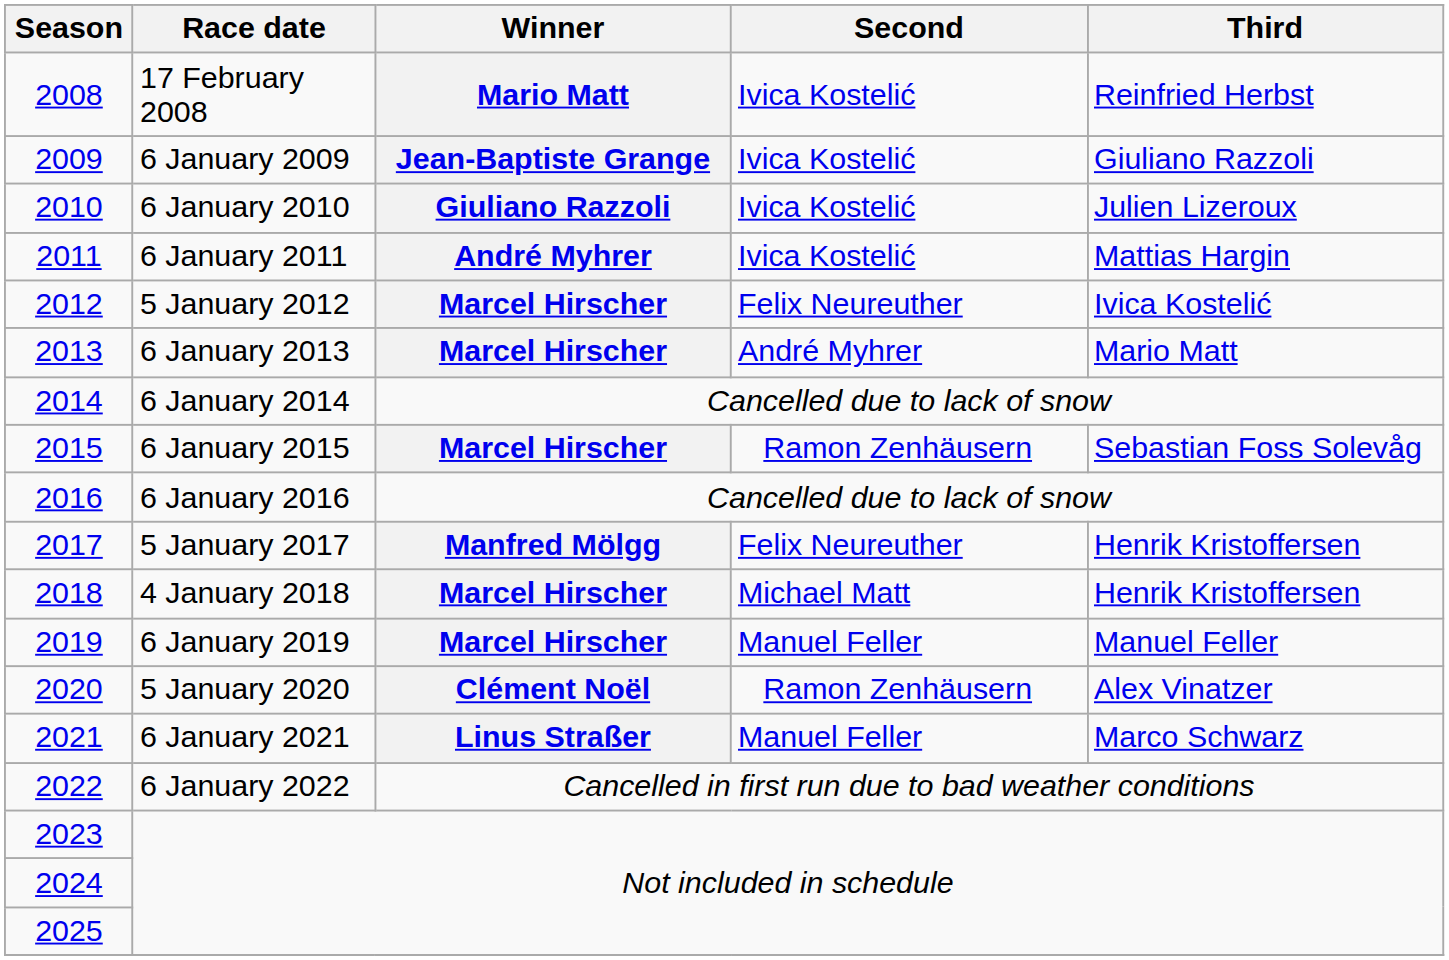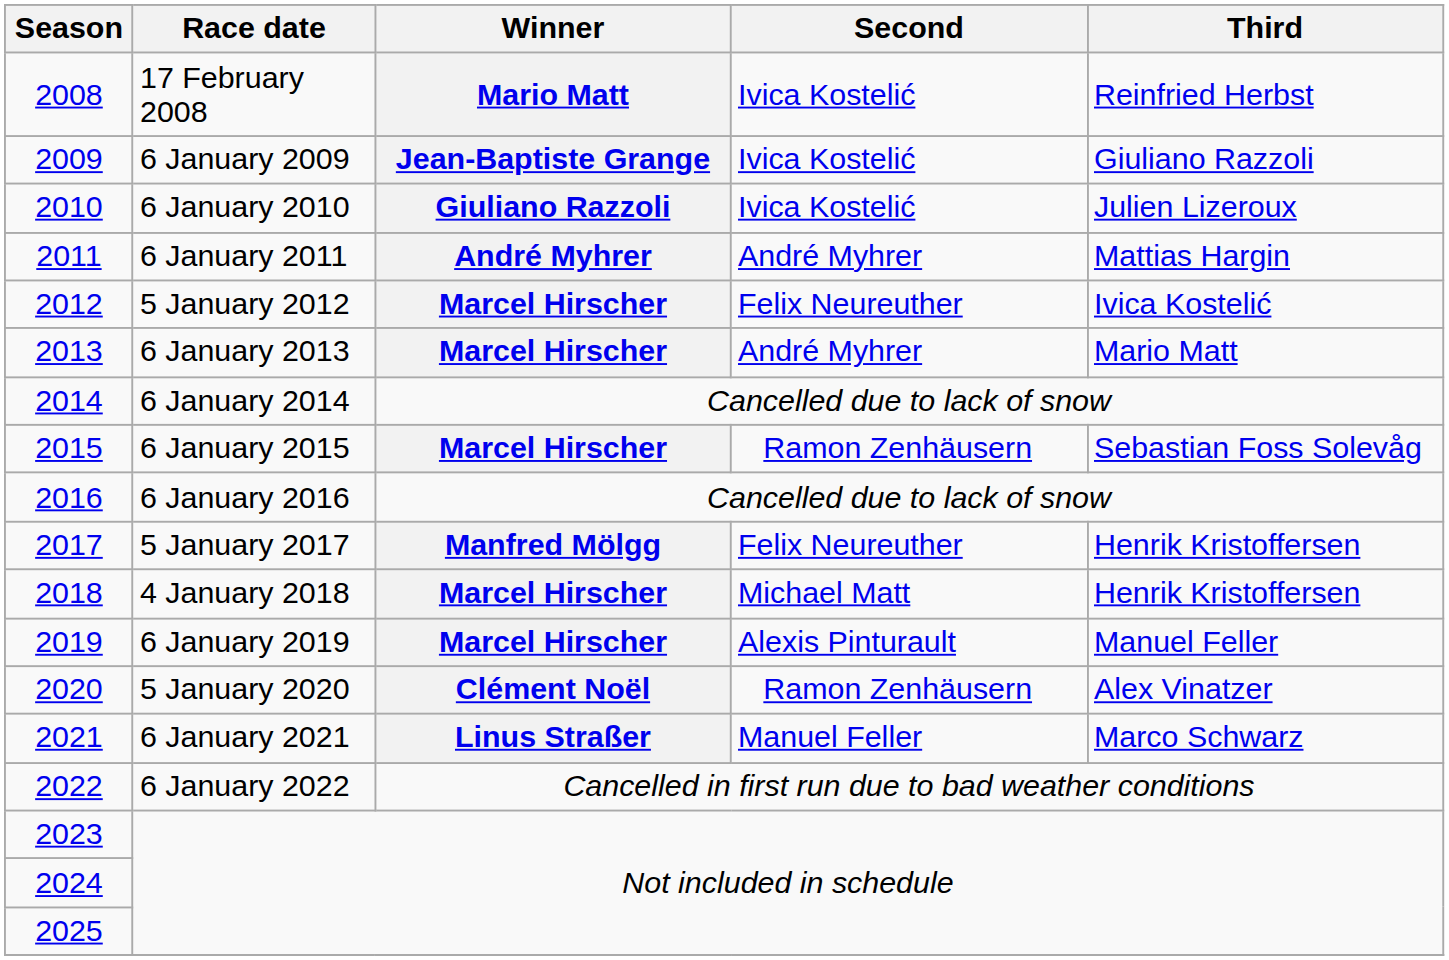(827, 255) Ivica Kostelić -> (830, 255) André Myhrer
(830, 641) Manuel Feller -> (847, 641) Alexis Pinturault
